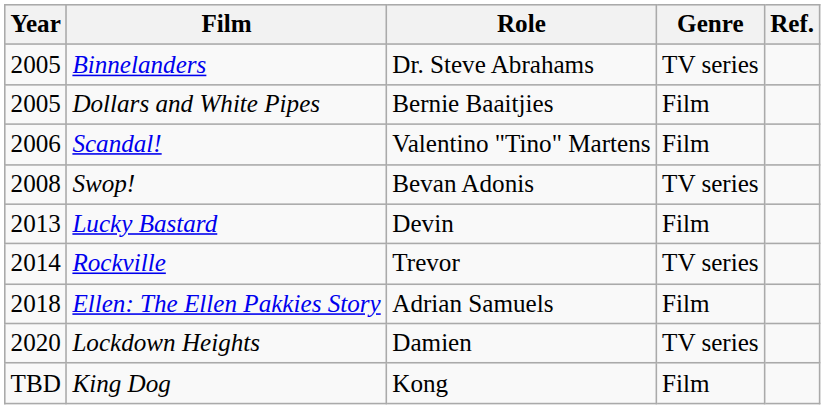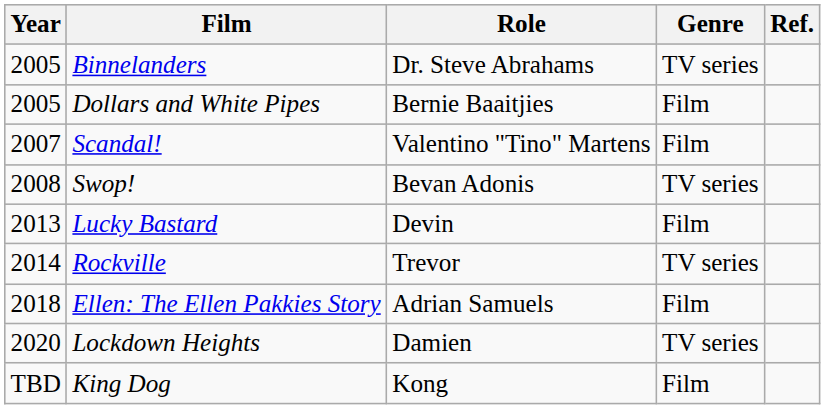(36, 143) 2006 -> (36, 143) 2007
